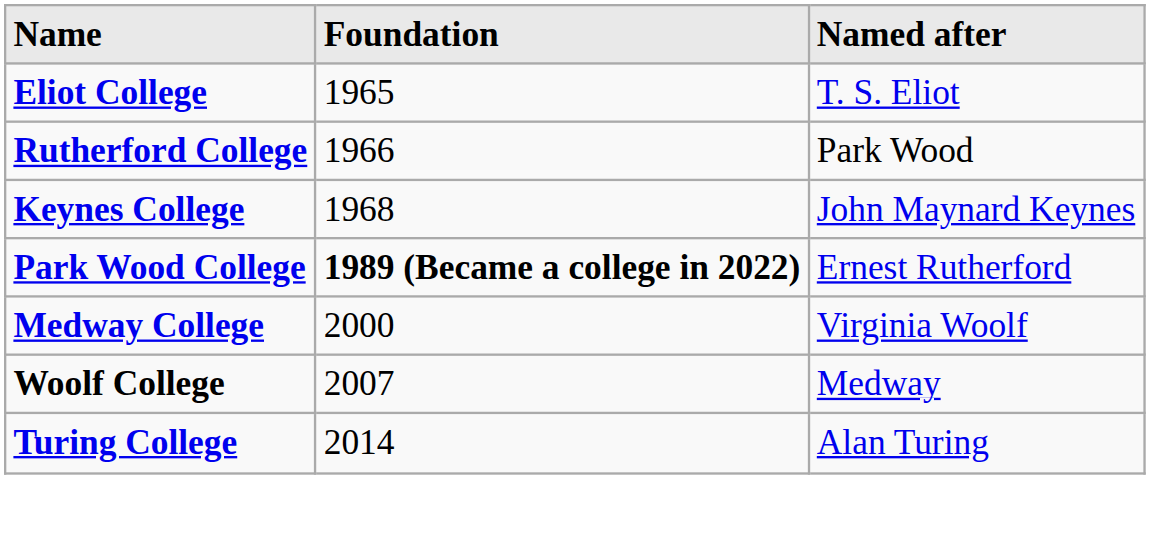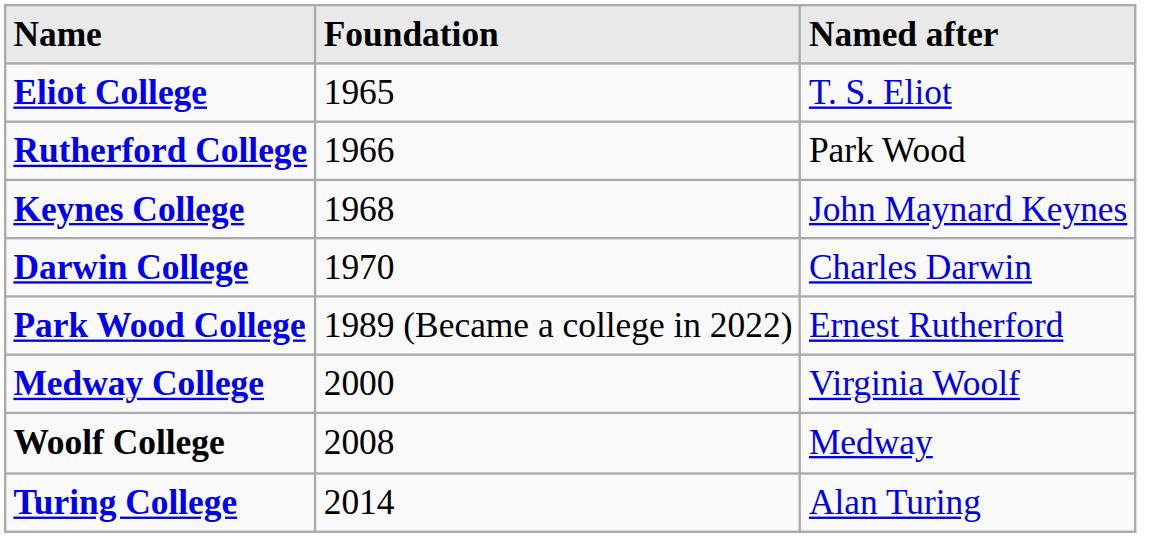+ row: (131, 267)
(562, 267) bold -> (558, 325) normal
(359, 384) 2007 -> (359, 442) 2008
